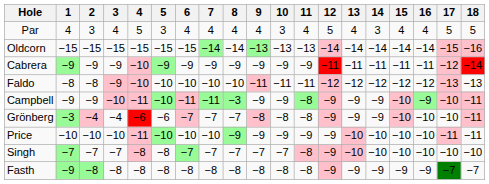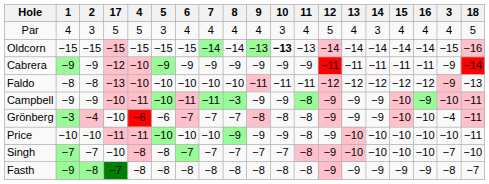columns swapped: (116, 13) <-> (449, 13)
(282, 48) normal -> (282, 48) bold
(306, 135) −9 -> (306, 135) −8
